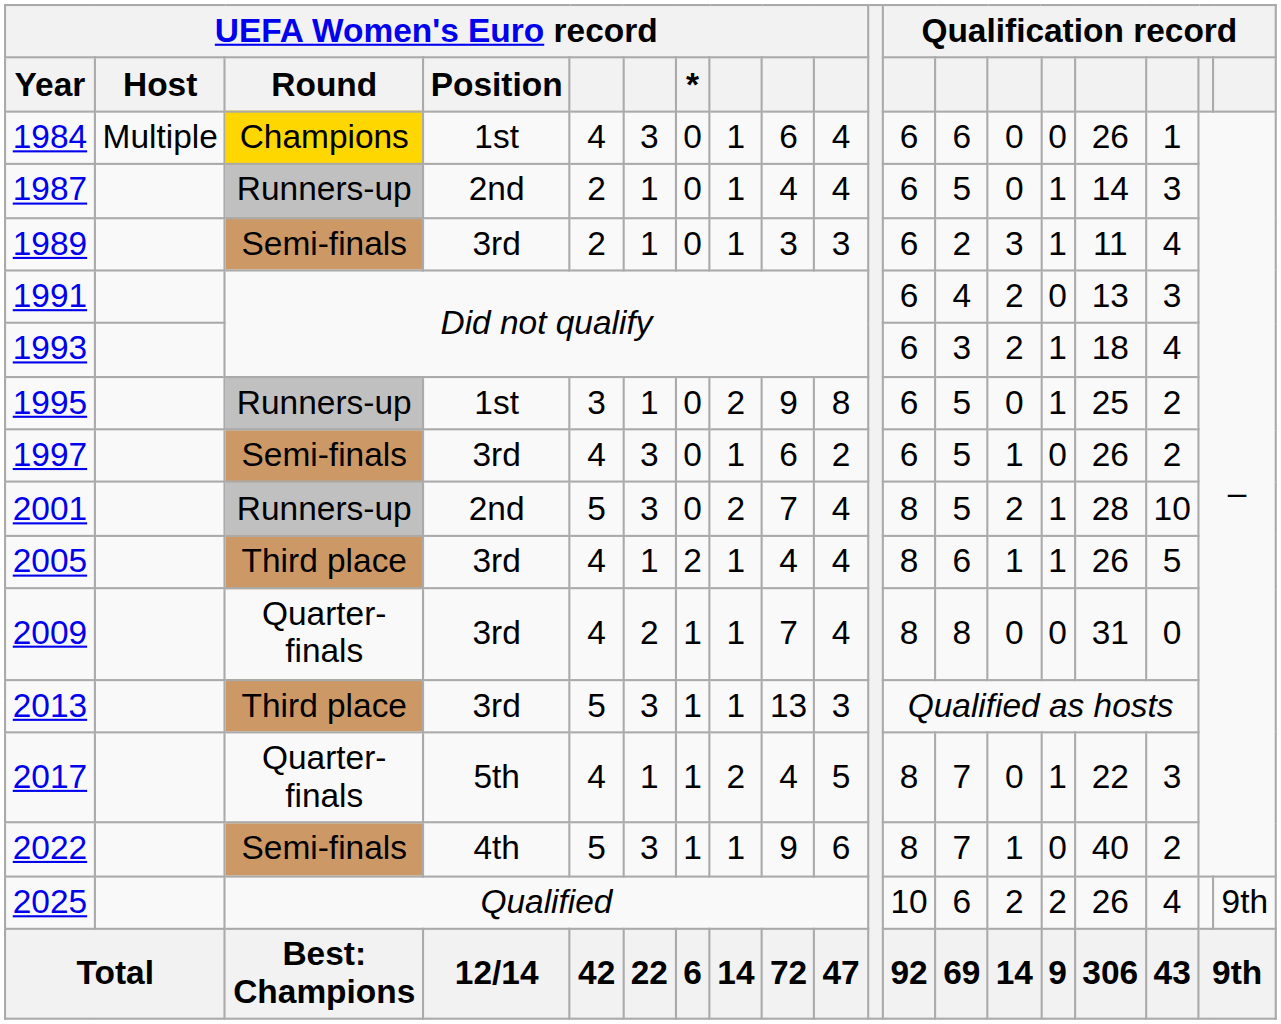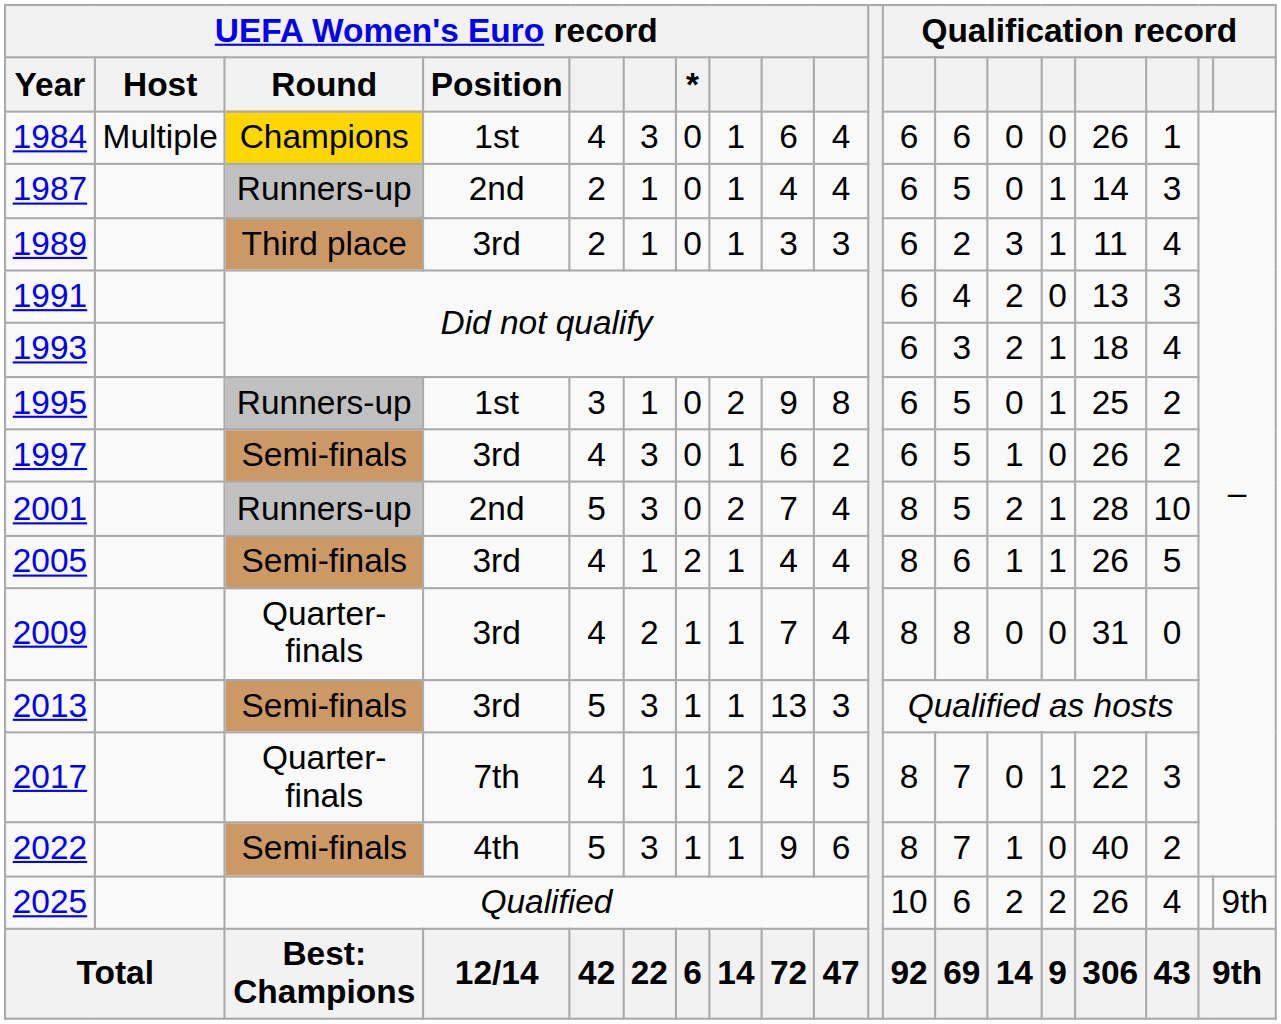(324, 243) Semi-finals -> (324, 243) Third place
(324, 561) Third place -> (324, 561) Semi-finals
(324, 705) Third place -> (324, 705) Semi-finals
(497, 776) 5th -> (497, 776) 7th
